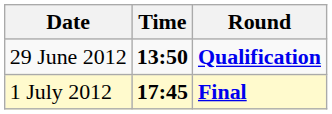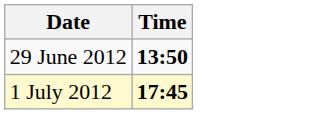- column: (259, 21)
